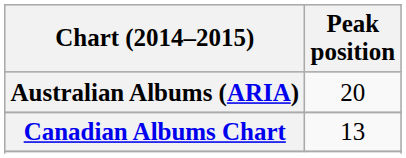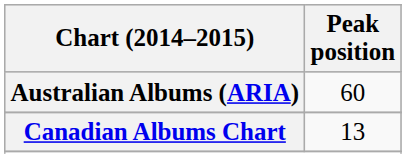(353, 91) 20 -> (353, 91) 60
